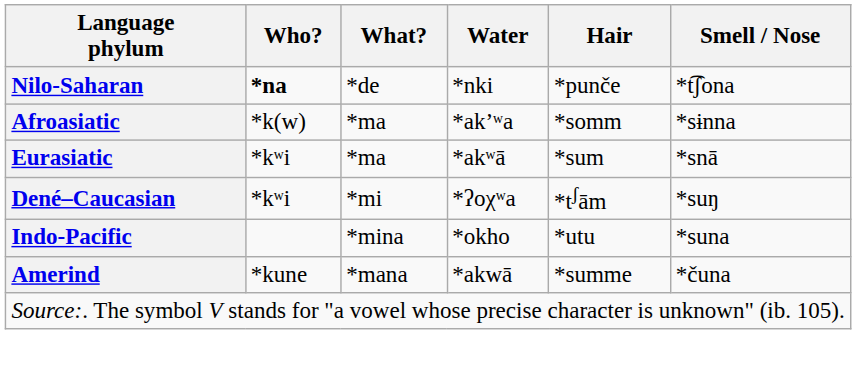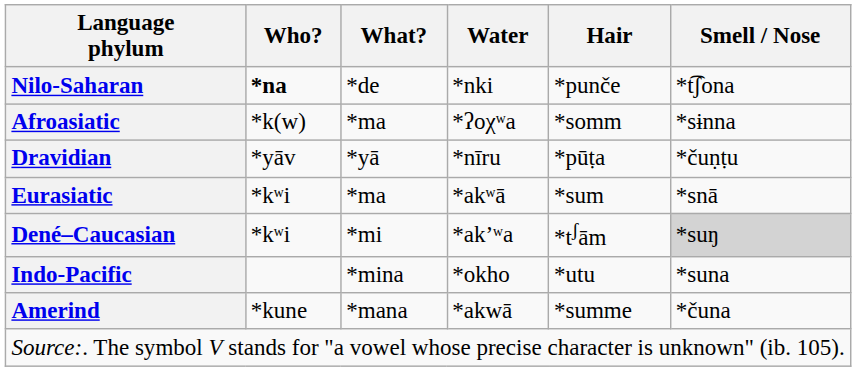(483, 121) *ak’ʷa -> (484, 121) *ʔoχʷa
+ row: (61, 158)
(484, 197) *ʔoχʷa -> (483, 234) *ak’ʷa
(697, 197) no background -> (697, 234) lightgrey background
